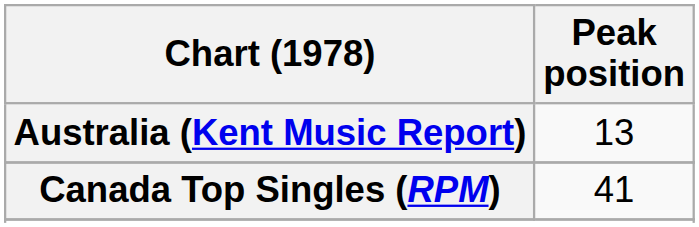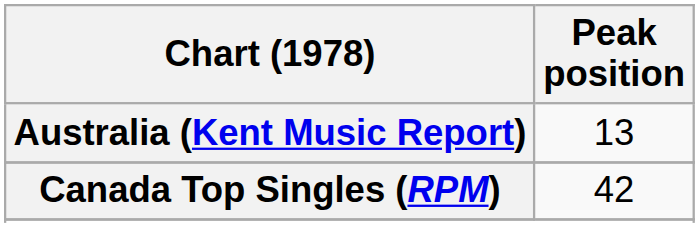(614, 190) 41 -> (614, 190) 42
